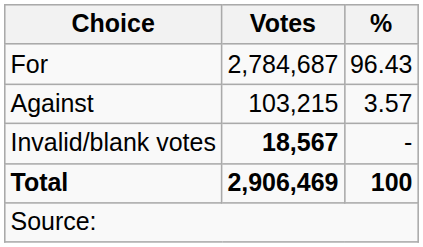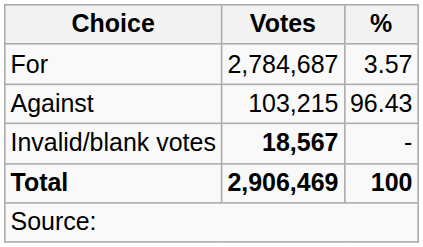(381, 63) 96.43 -> (388, 63) 3.57
(388, 103) 3.57 -> (381, 103) 96.43
